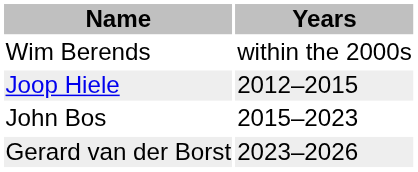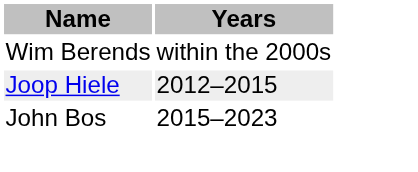- row: (118, 151)
